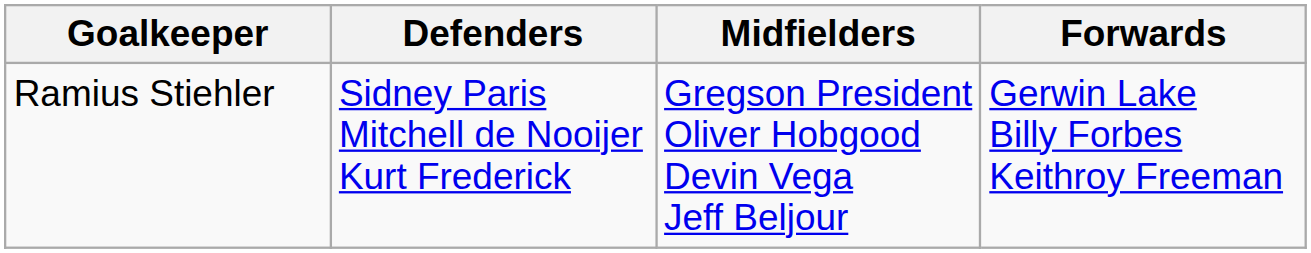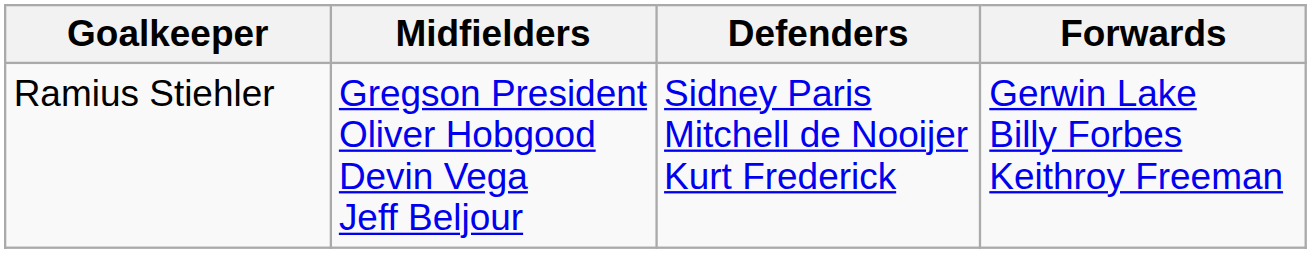columns swapped: (493, 33) <-> (818, 33)
